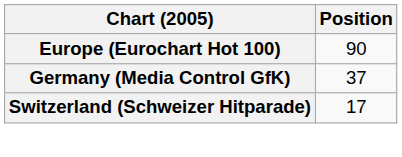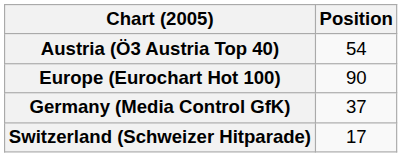+ row: (160, 48)
